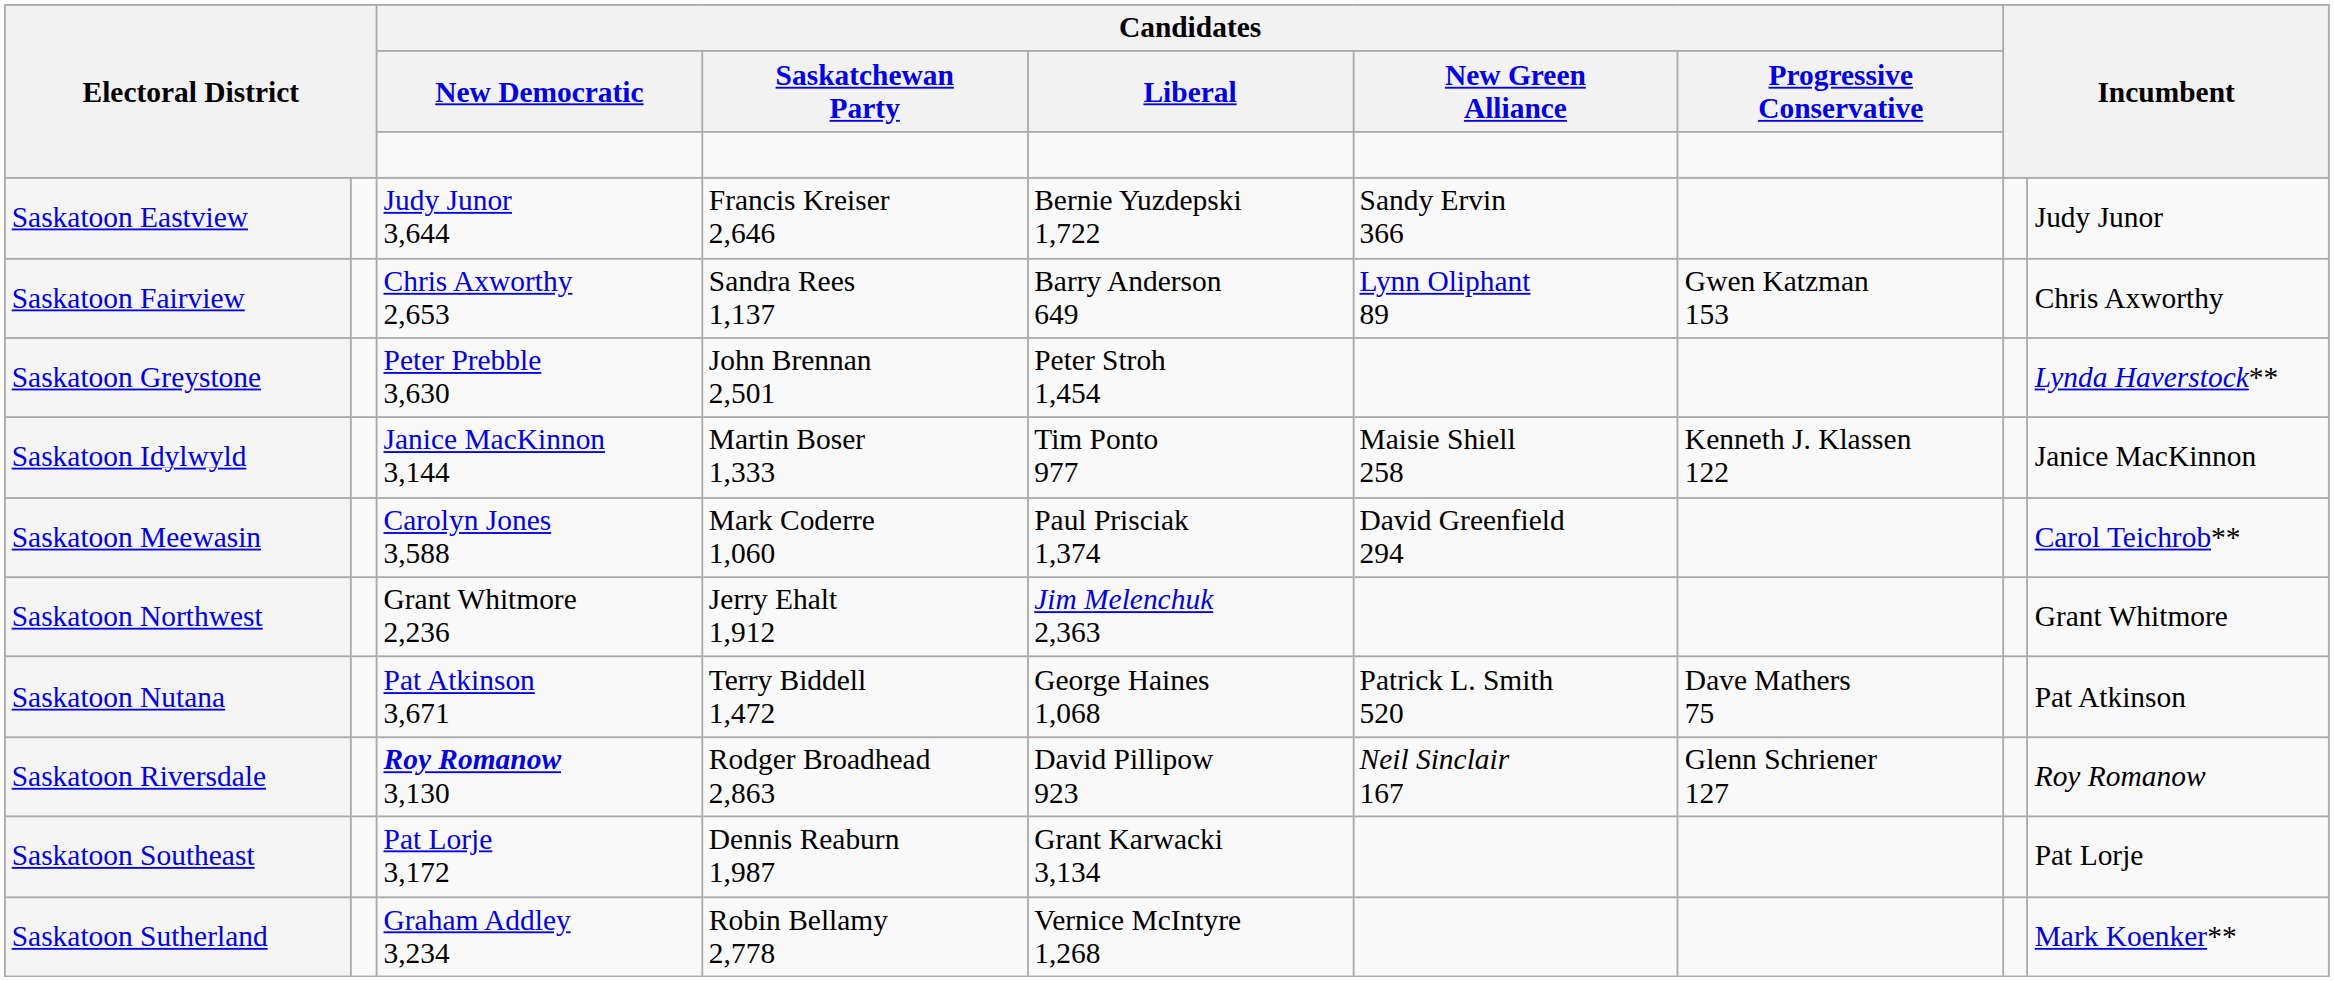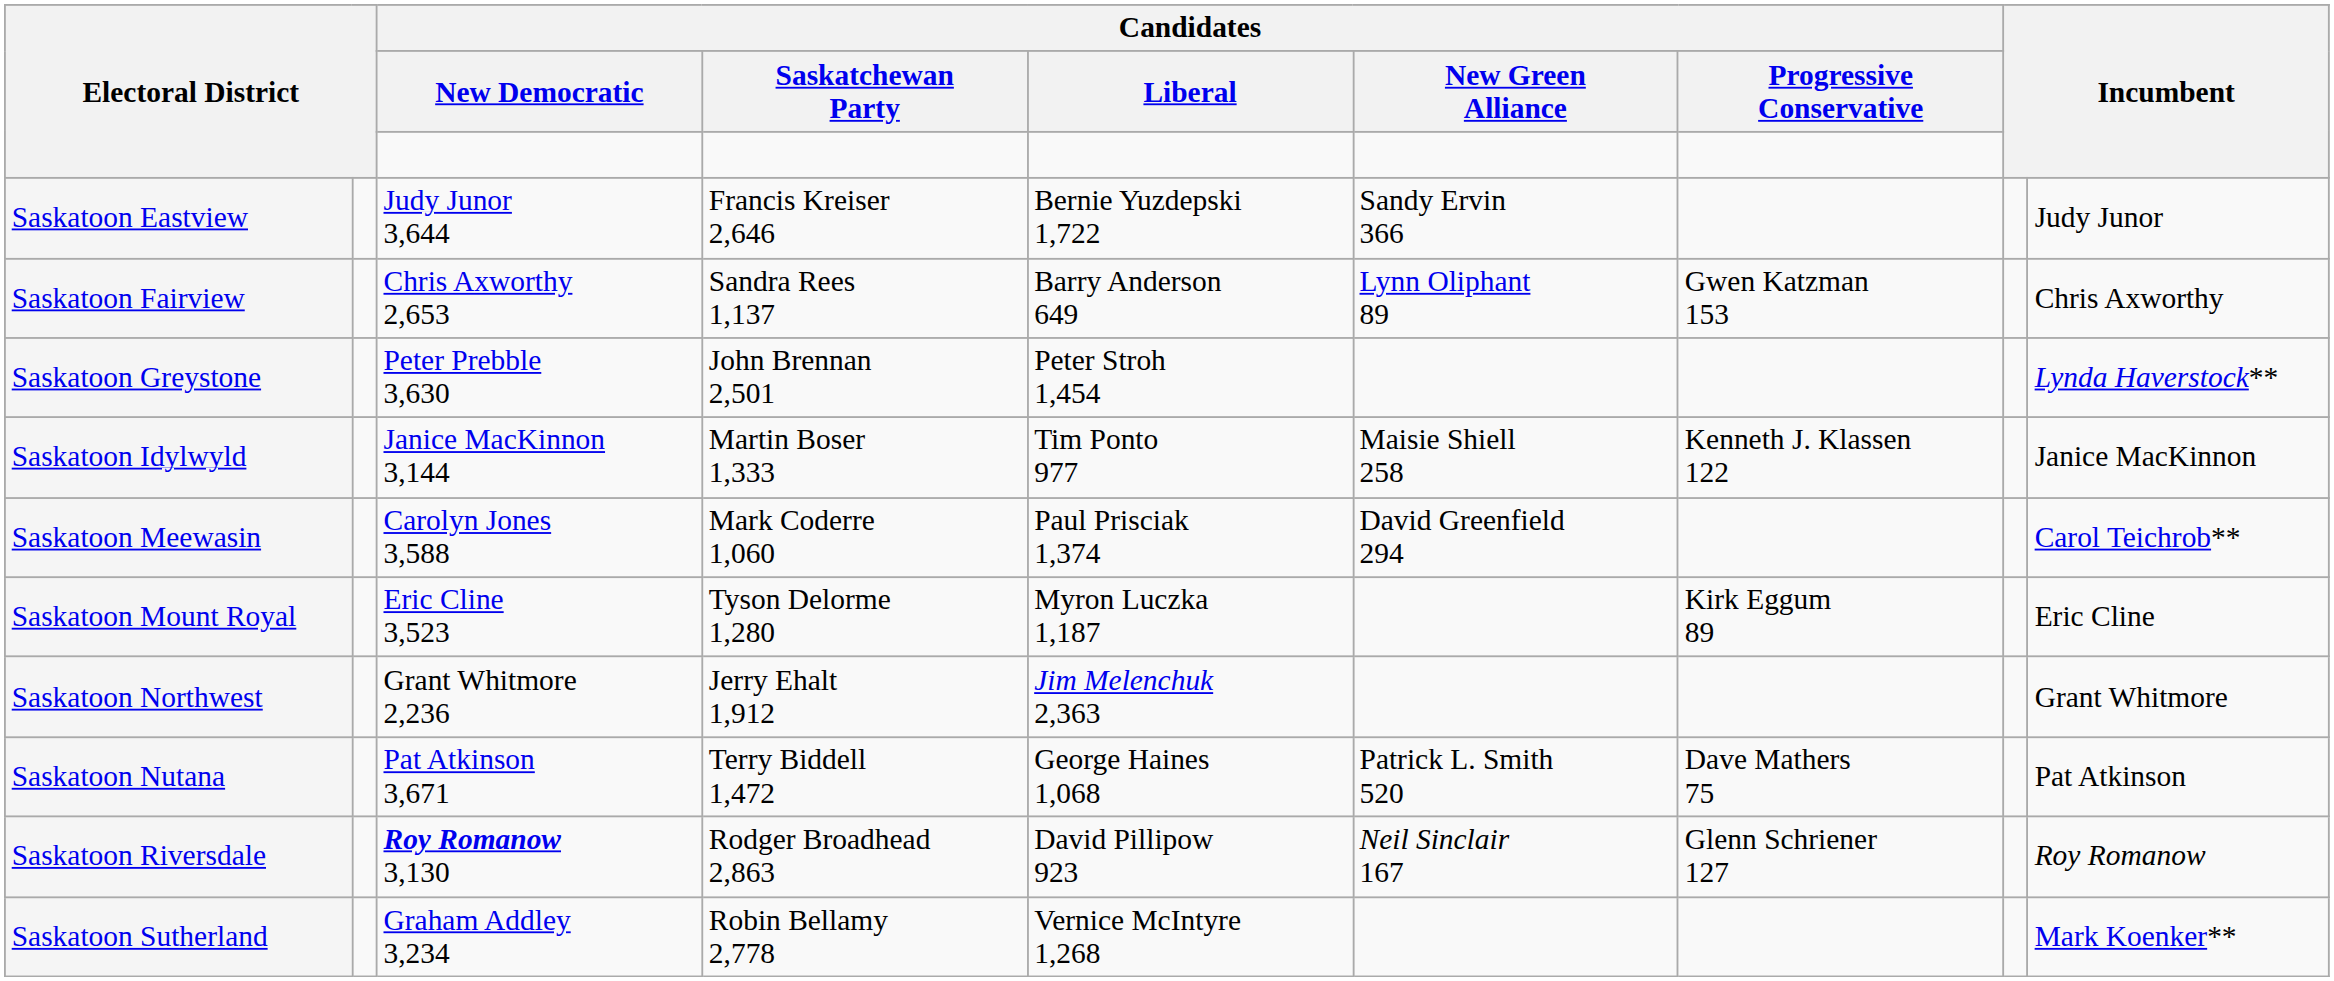+ row: (154, 616)
- row: (133, 856)
